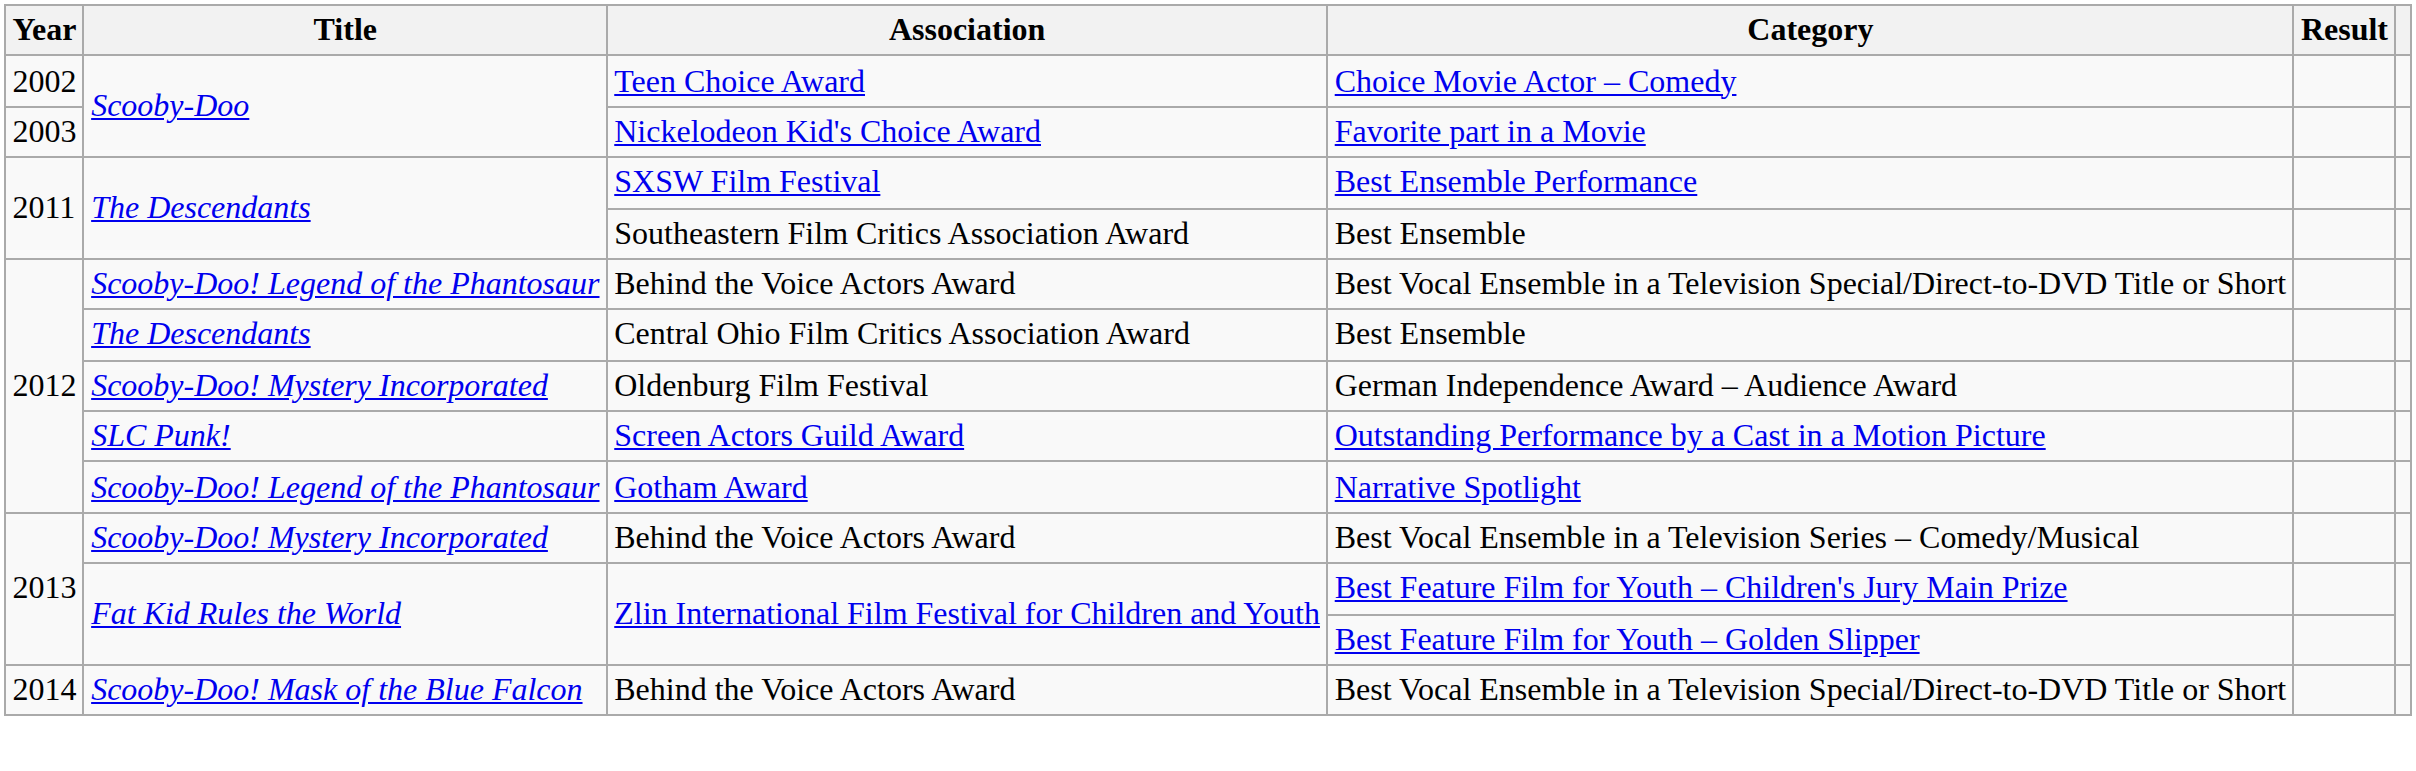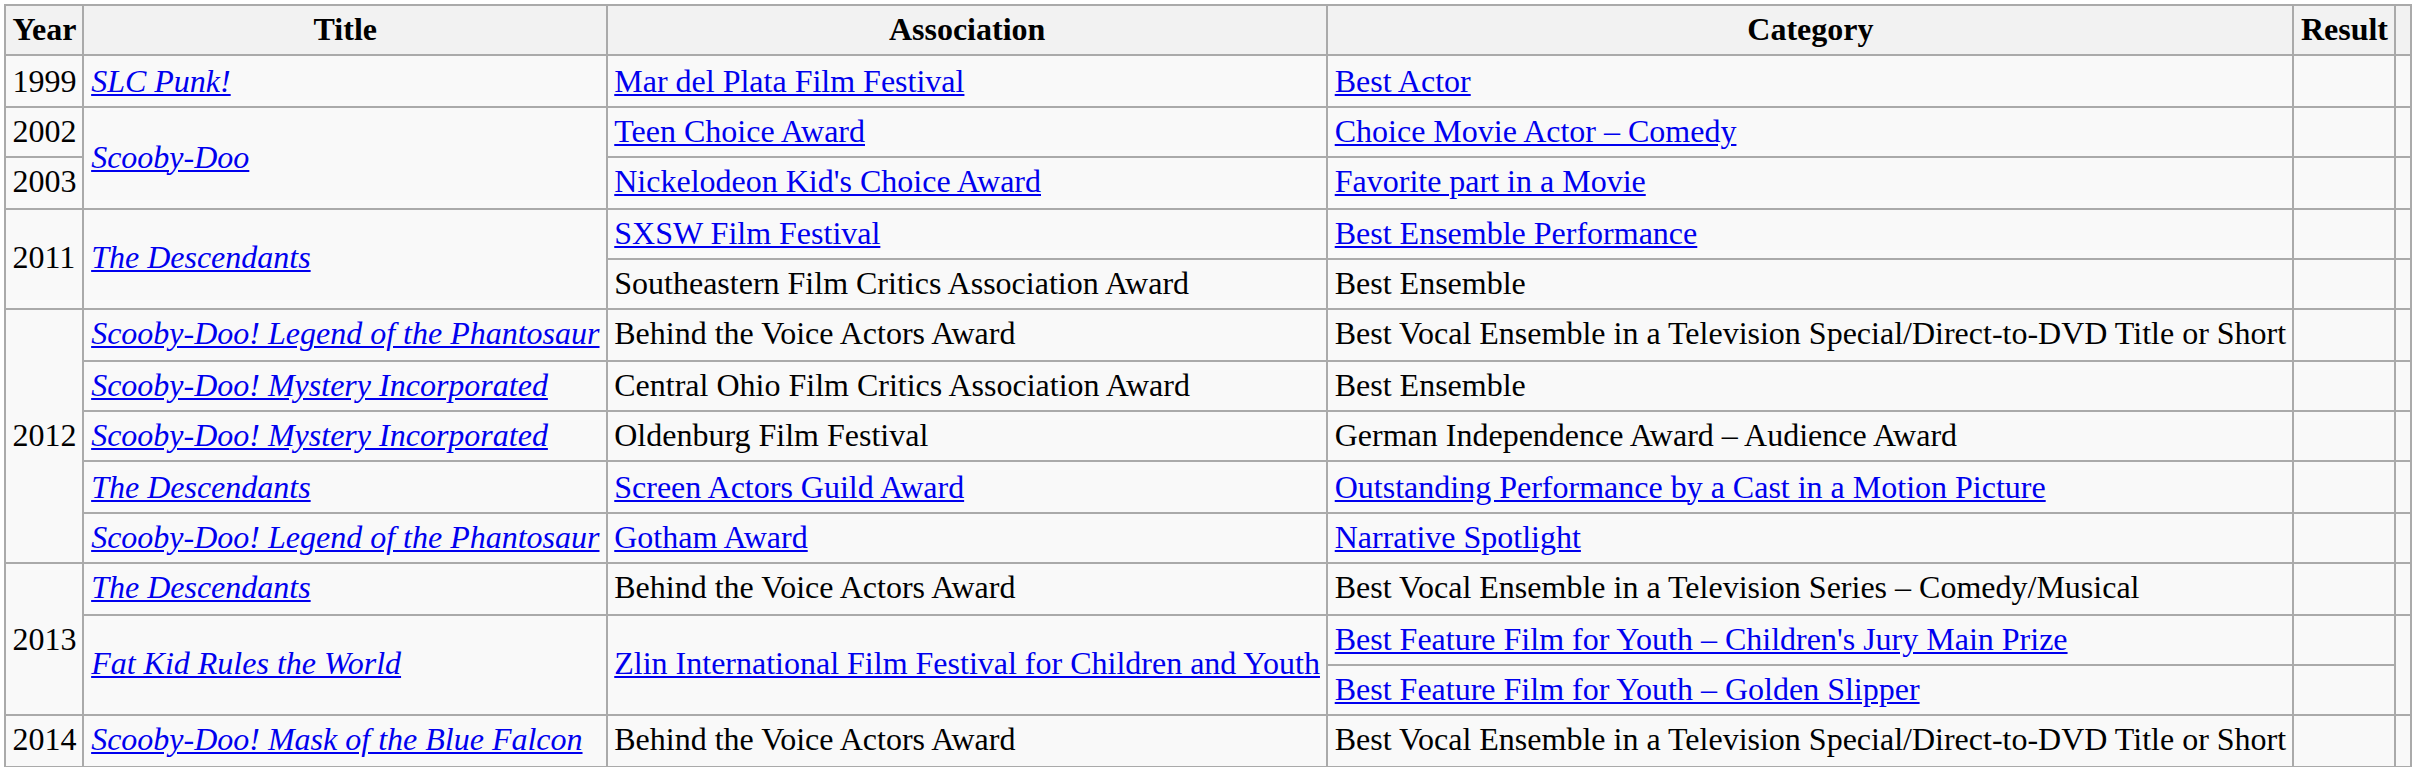+ row: (44, 80)
(201, 334) The Descendants -> (320, 385) Scooby-Doo! Mystery Incorporated
(161, 435) SLC Punk! -> (201, 486) The Descendants
(320, 537) Scooby-Doo! Mystery Incorporated -> (201, 588) The Descendants
